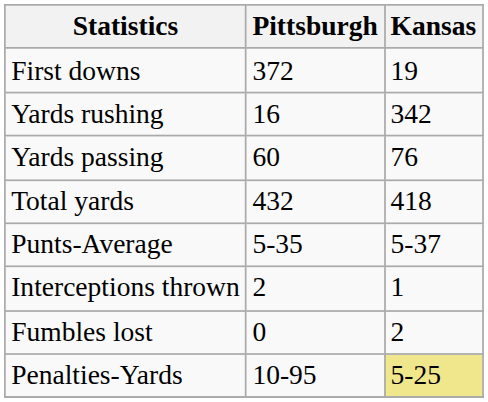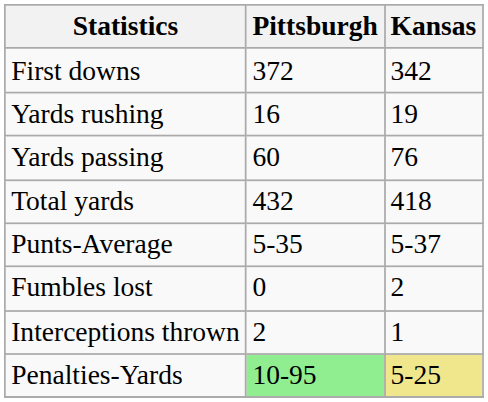(404, 69) 19 -> (411, 69) 342
(411, 113) 342 -> (404, 113) 19
rows swapped: (82, 331) <-> (125, 288)
(285, 375) no background -> (285, 375) lightgreen background
